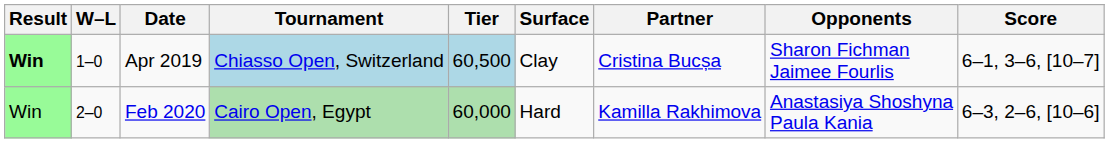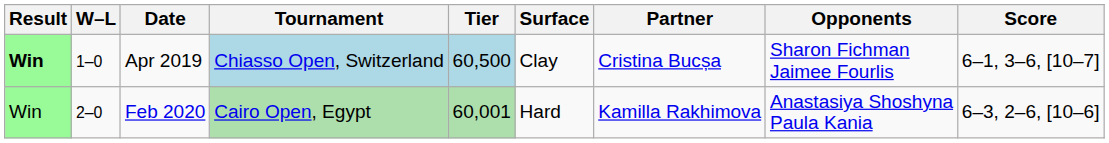(482, 112) 60,000 -> (482, 112) 60,001
